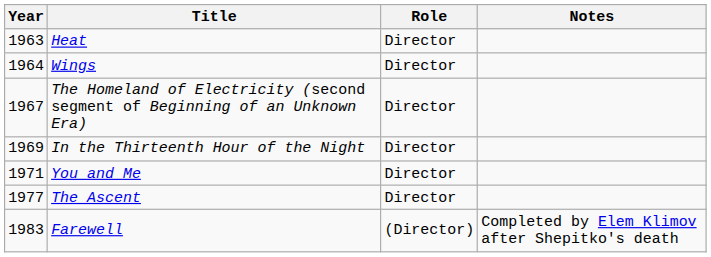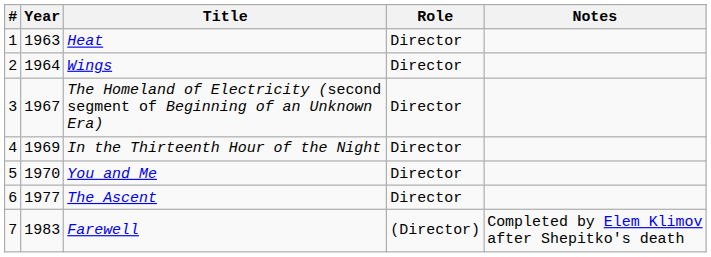+ column: (13, 17)
(26, 173) 1971 -> (42, 173) 1970
